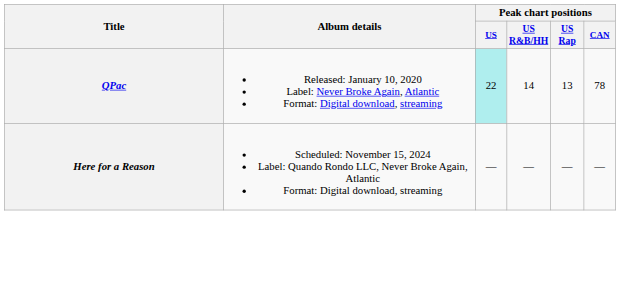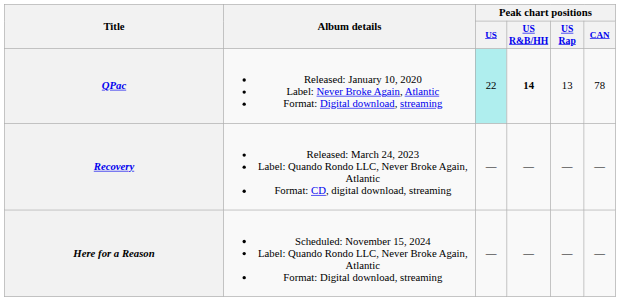(529, 86) normal -> (529, 86) bold
+ row: (114, 166)
